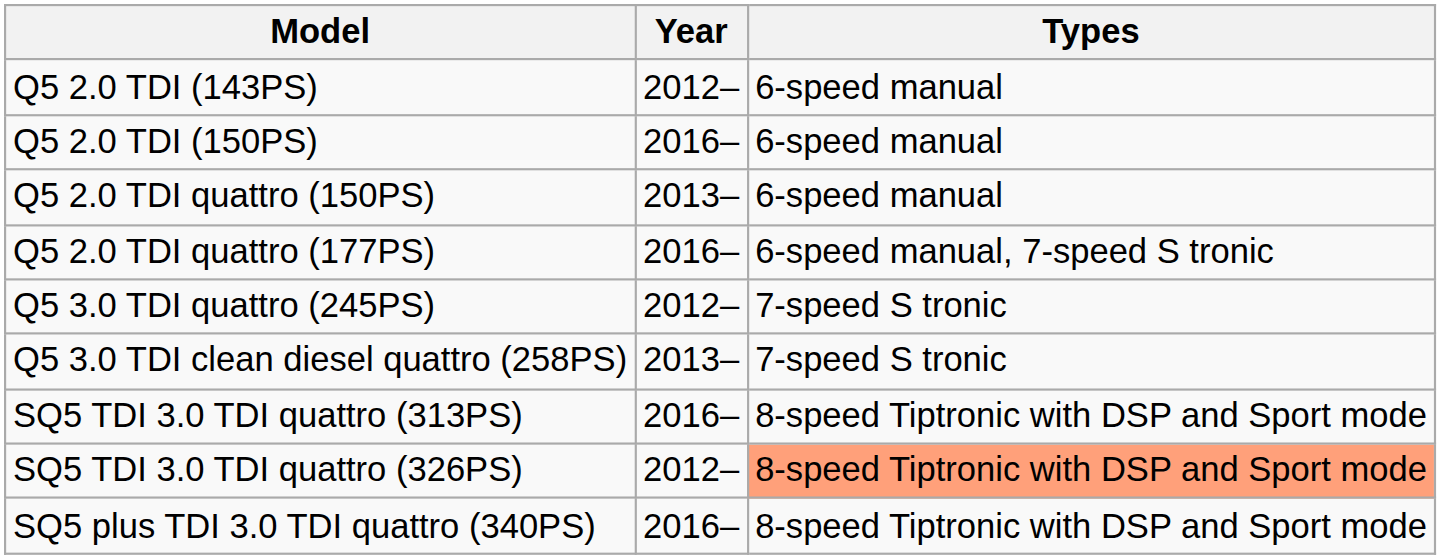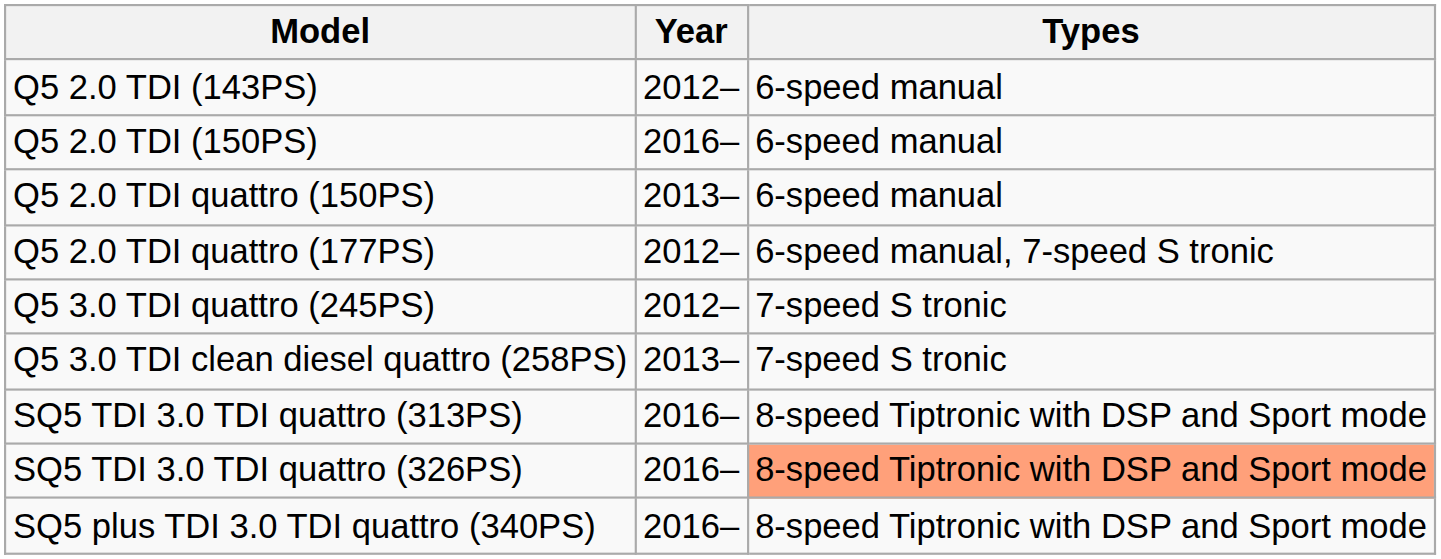(691, 251) 2016– -> (691, 251) 2012–
(691, 470) 2012– -> (691, 470) 2016–
